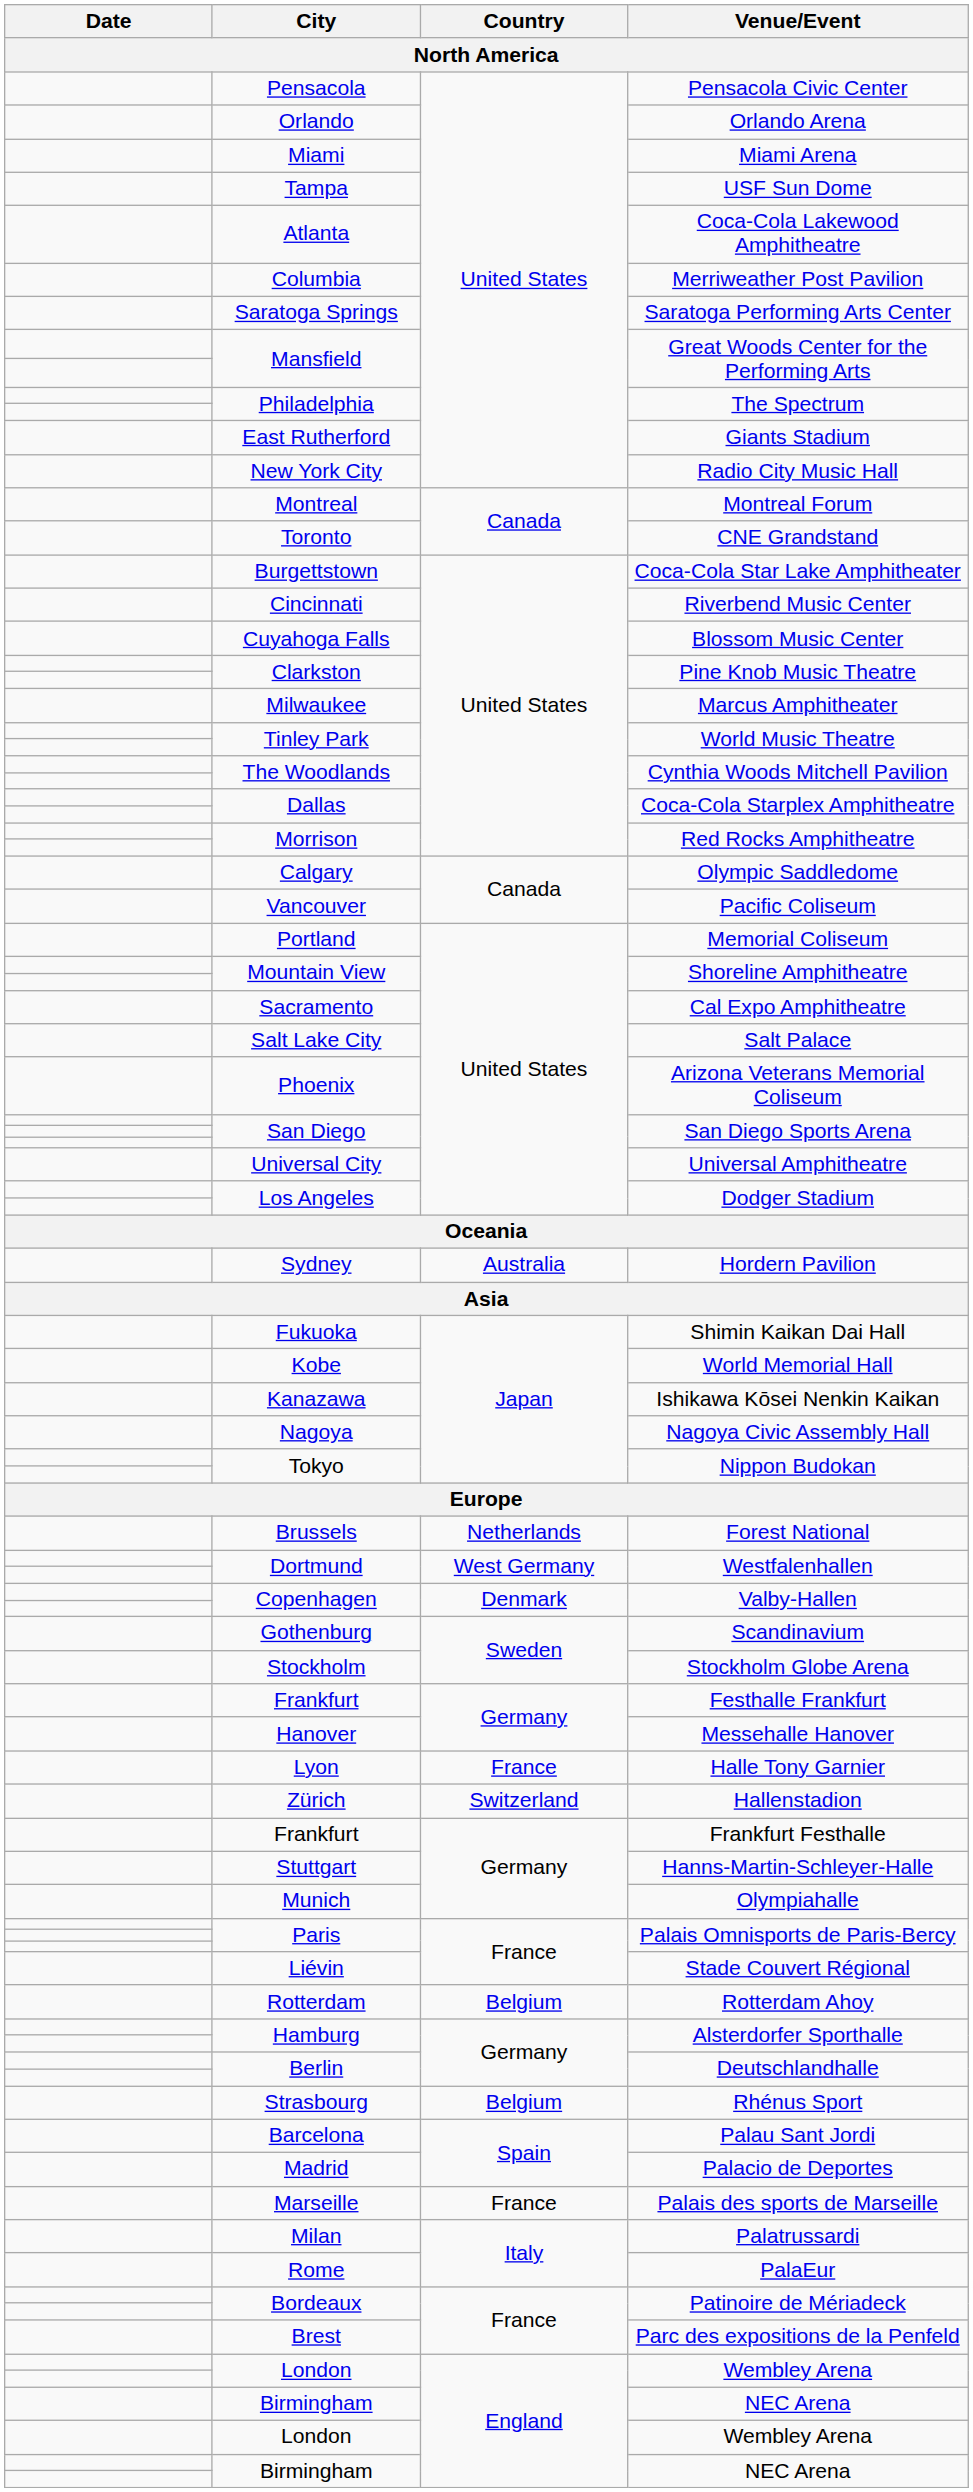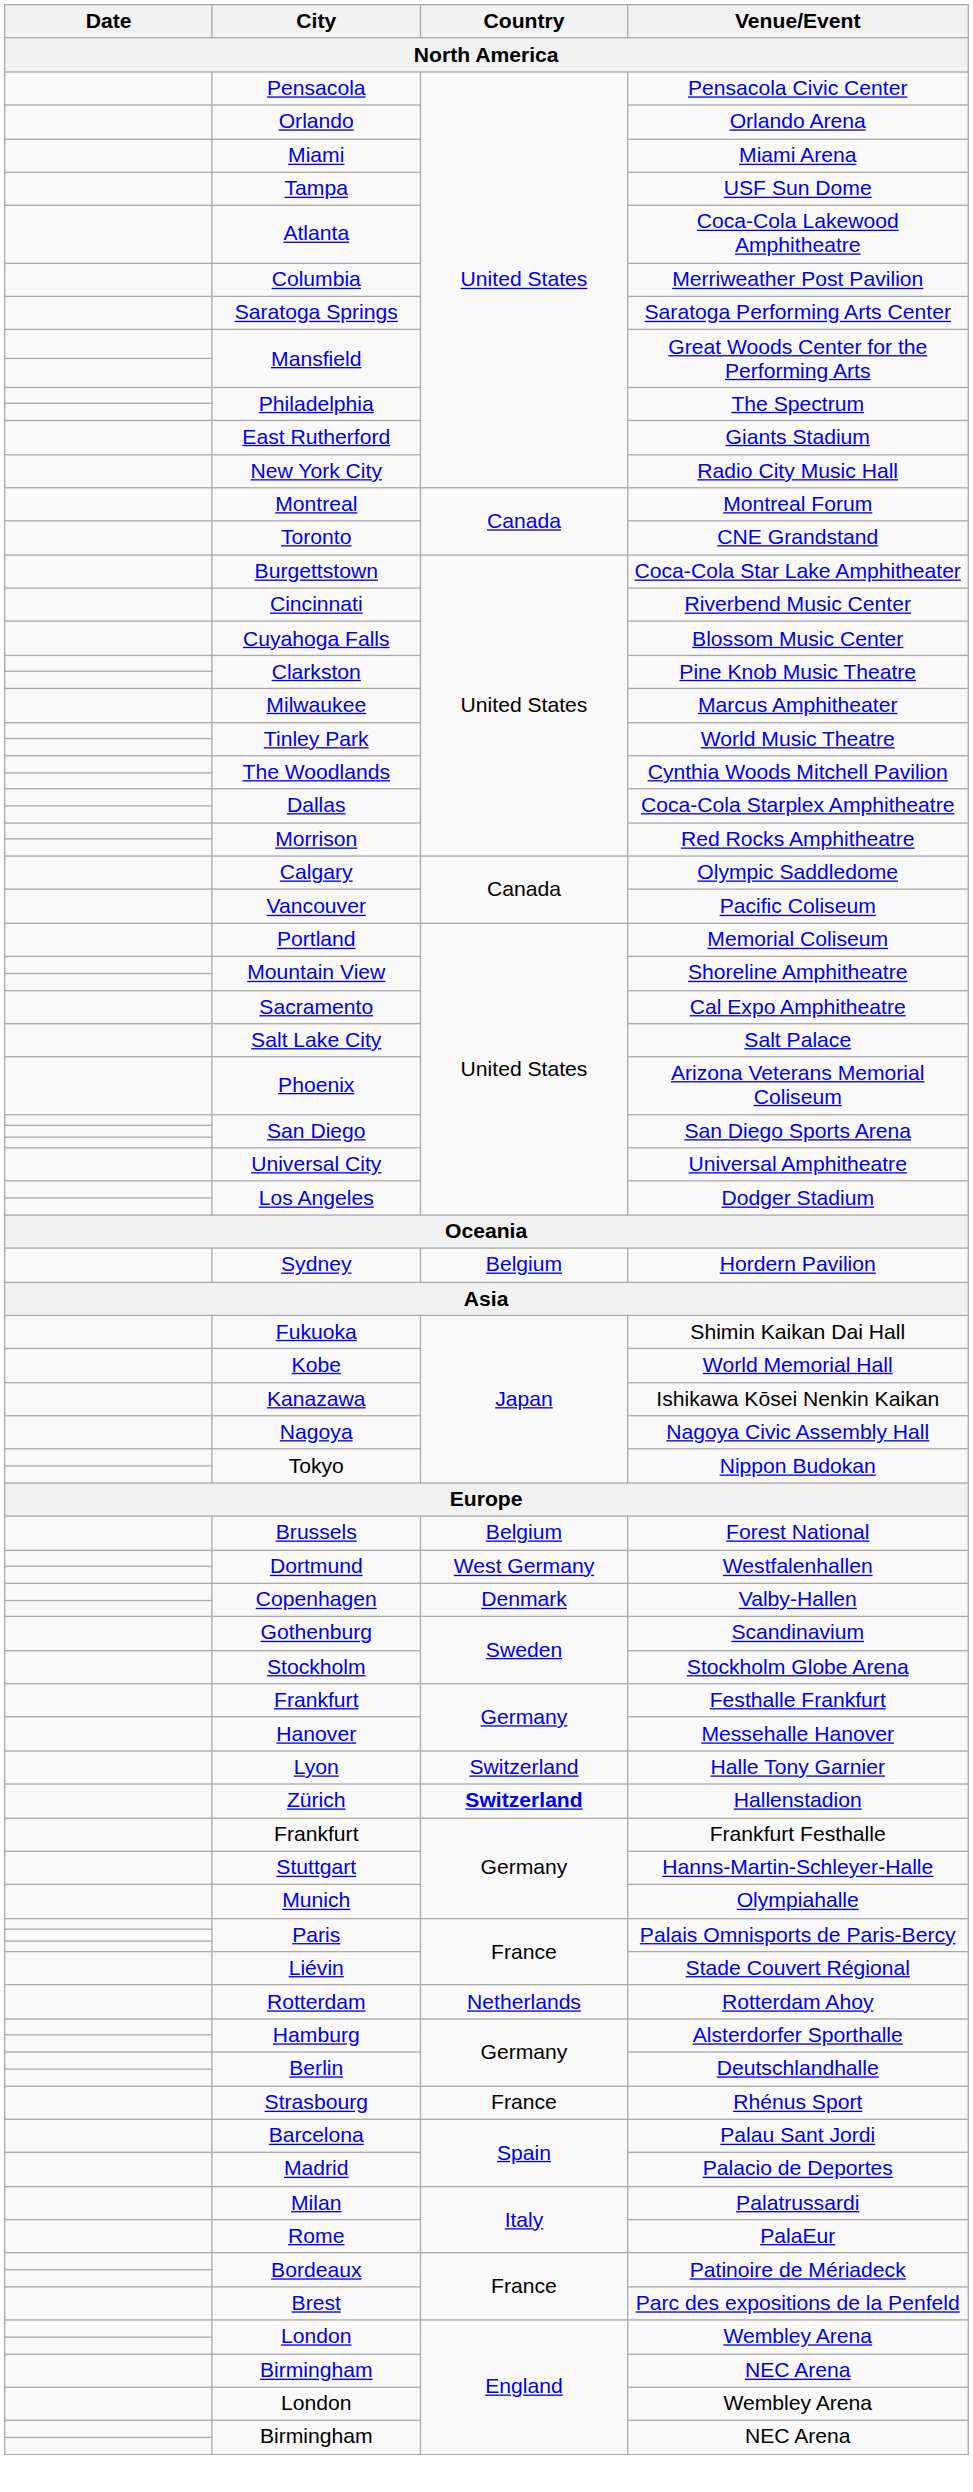(524, 1264) Australia -> (524, 1264) Belgium
(524, 1532) Netherlands -> (524, 1532) Belgium
(524, 1767) France -> (524, 1767) Switzerland
(524, 1800) normal -> (524, 1800) bold
(524, 2001) Belgium -> (524, 2001) Netherlands
(524, 2102) Belgium -> (524, 2102) France
- row: (316, 2202)
